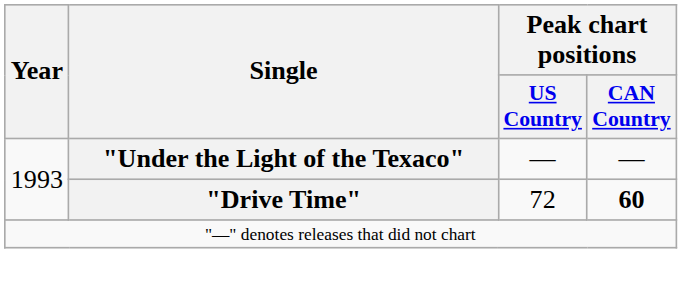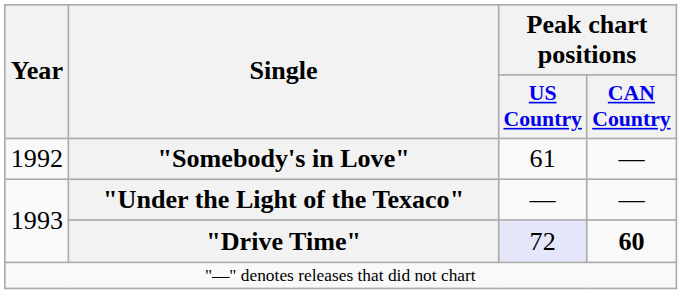+ row: (284, 158)
(543, 199) no background -> (543, 241) lavender background
